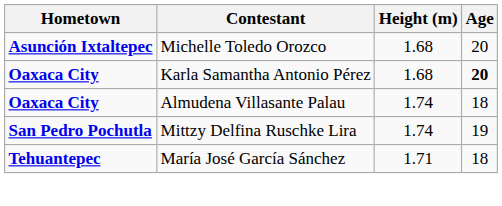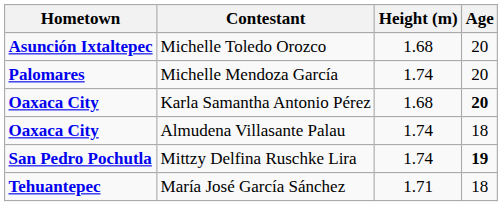+ row: (249, 74)
(480, 131) normal -> (480, 159) bold
